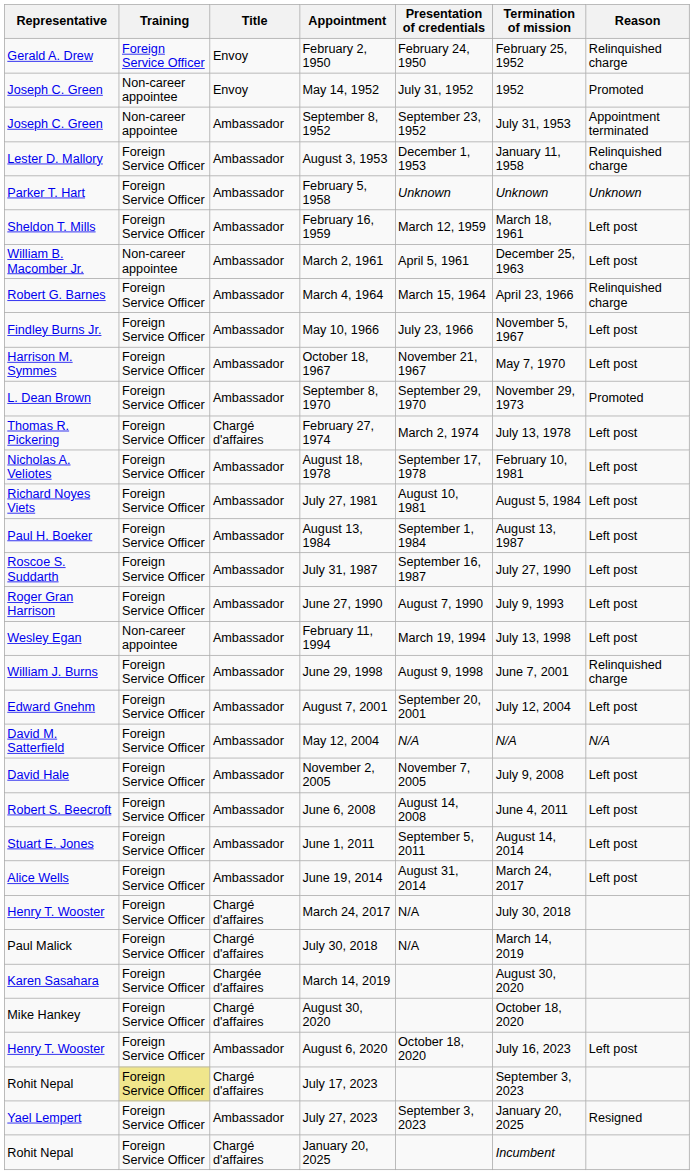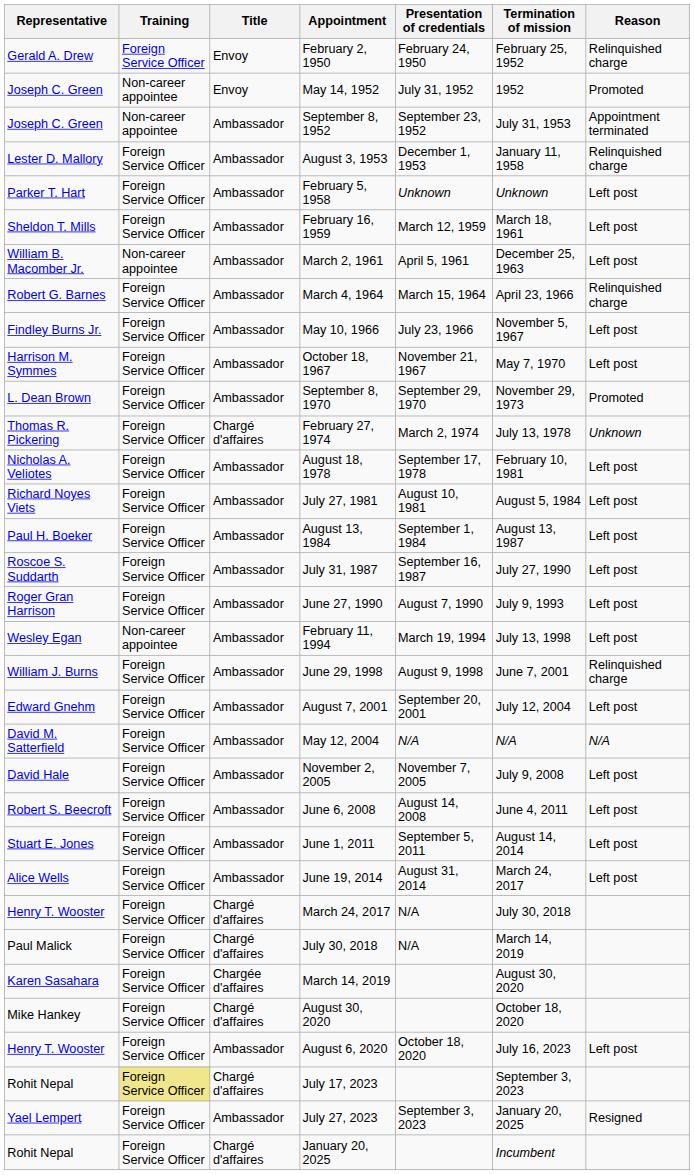(615, 192) Unknown -> (613, 192) Left post
(613, 432) Left post -> (615, 432) Unknown
